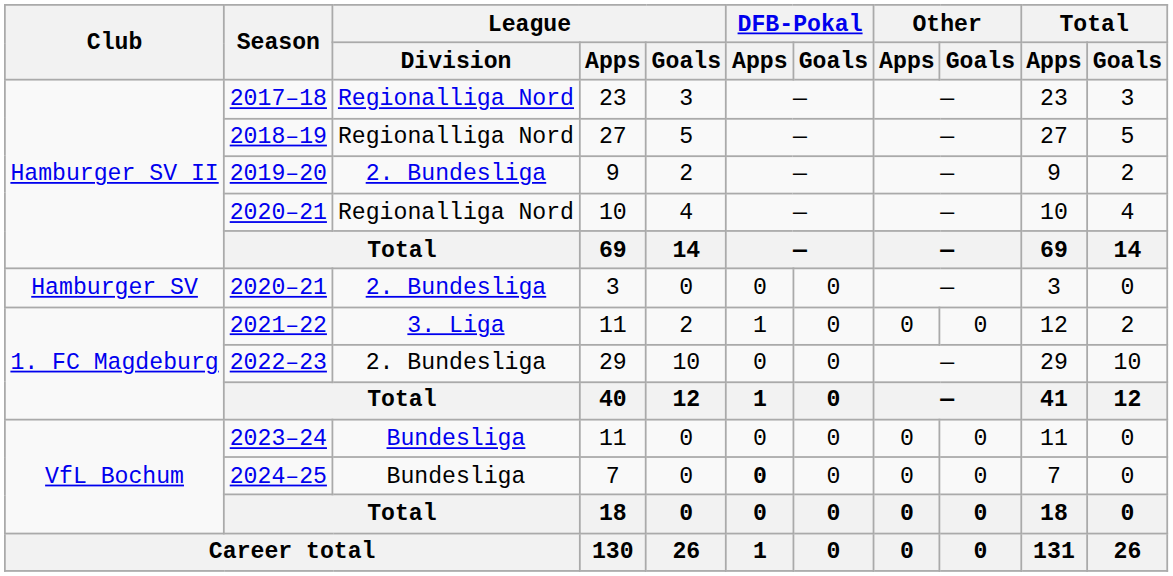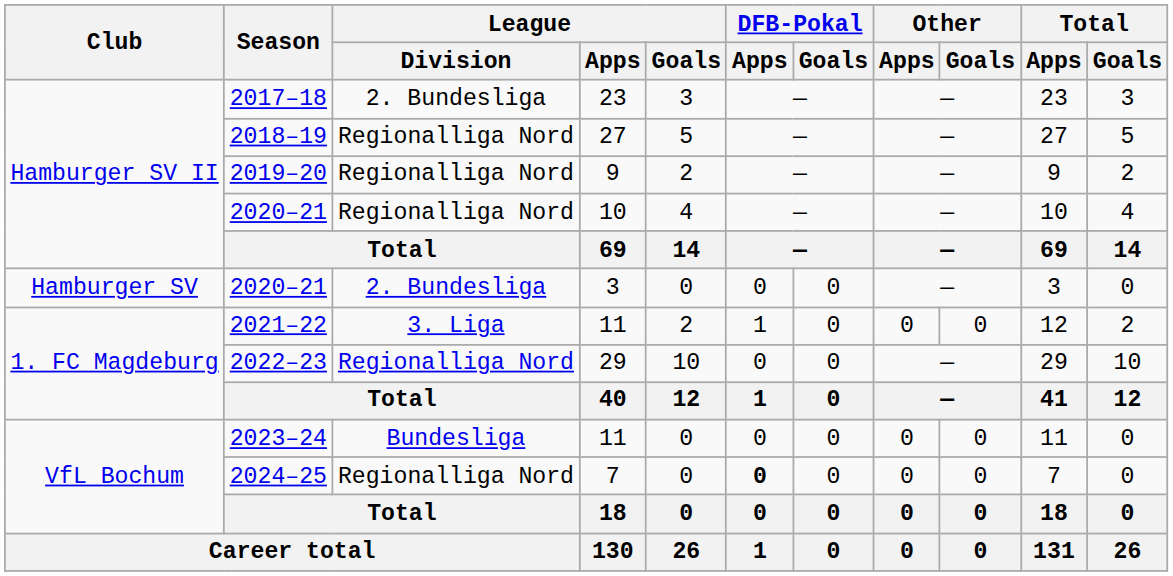(456, 99) Regionalliga Nord -> (456, 99) 2. Bundesliga
(456, 175) 2. Bundesliga -> (456, 175) Regionalliga Nord
(456, 363) 2. Bundesliga -> (456, 363) Regionalliga Nord
(456, 476) Bundesliga -> (456, 476) Regionalliga Nord
